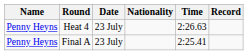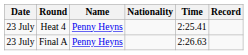columns swapped: (109, 12) <-> (32, 12)
(192, 27) 2:26.63 -> (192, 27) 2:25.41
(192, 42) 2:25.41 -> (192, 42) 2:26.63
